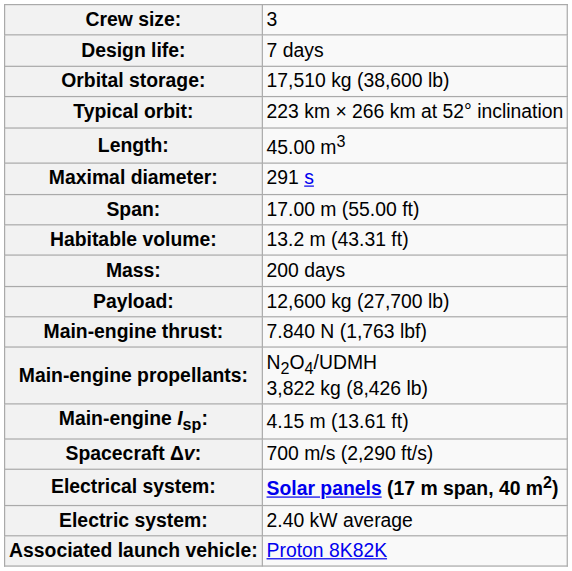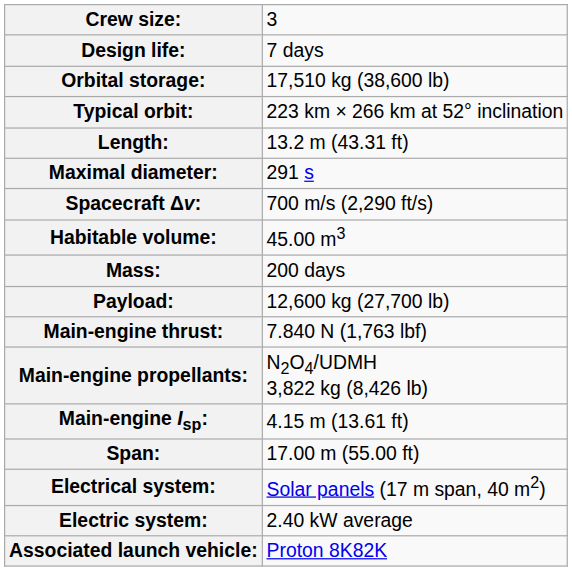(306, 145) 45.00 m3 -> (338, 142) 13.2 m (43.31 ft)
rows swapped: (133, 209) <-> (133, 453)
(338, 240) 13.2 m (43.31 ft) -> (306, 237) 45.00 m3
(413, 487) bold -> (406, 487) normal
